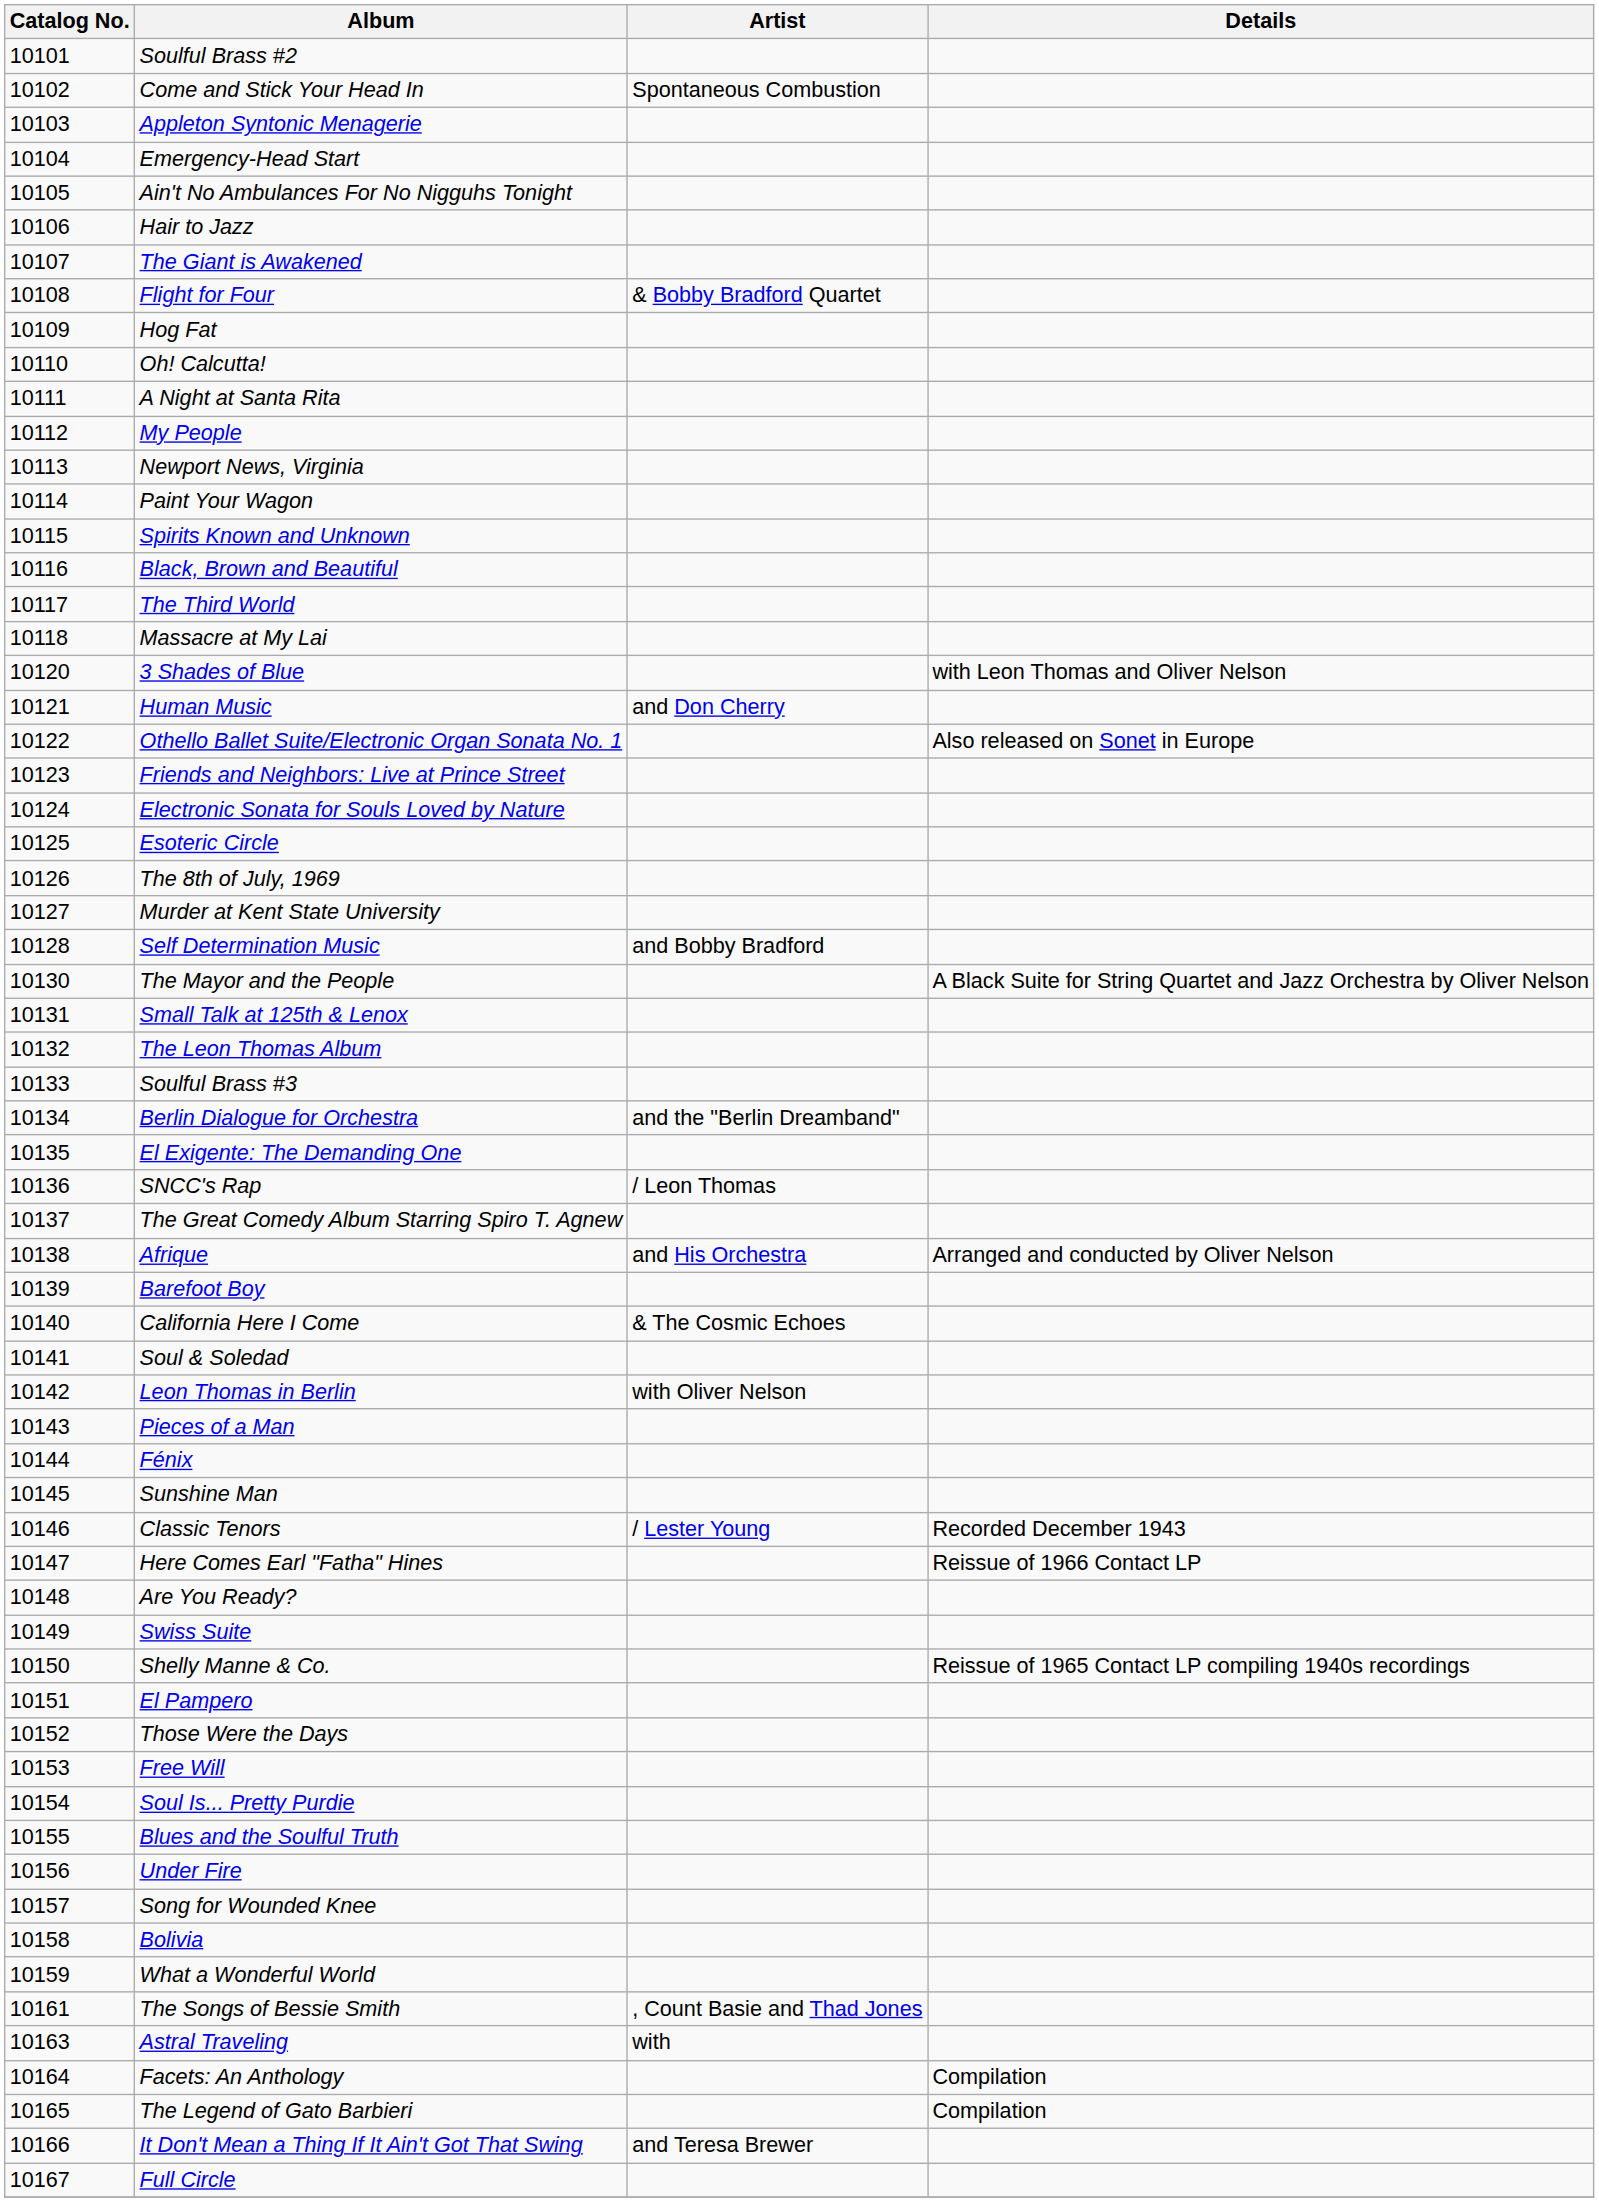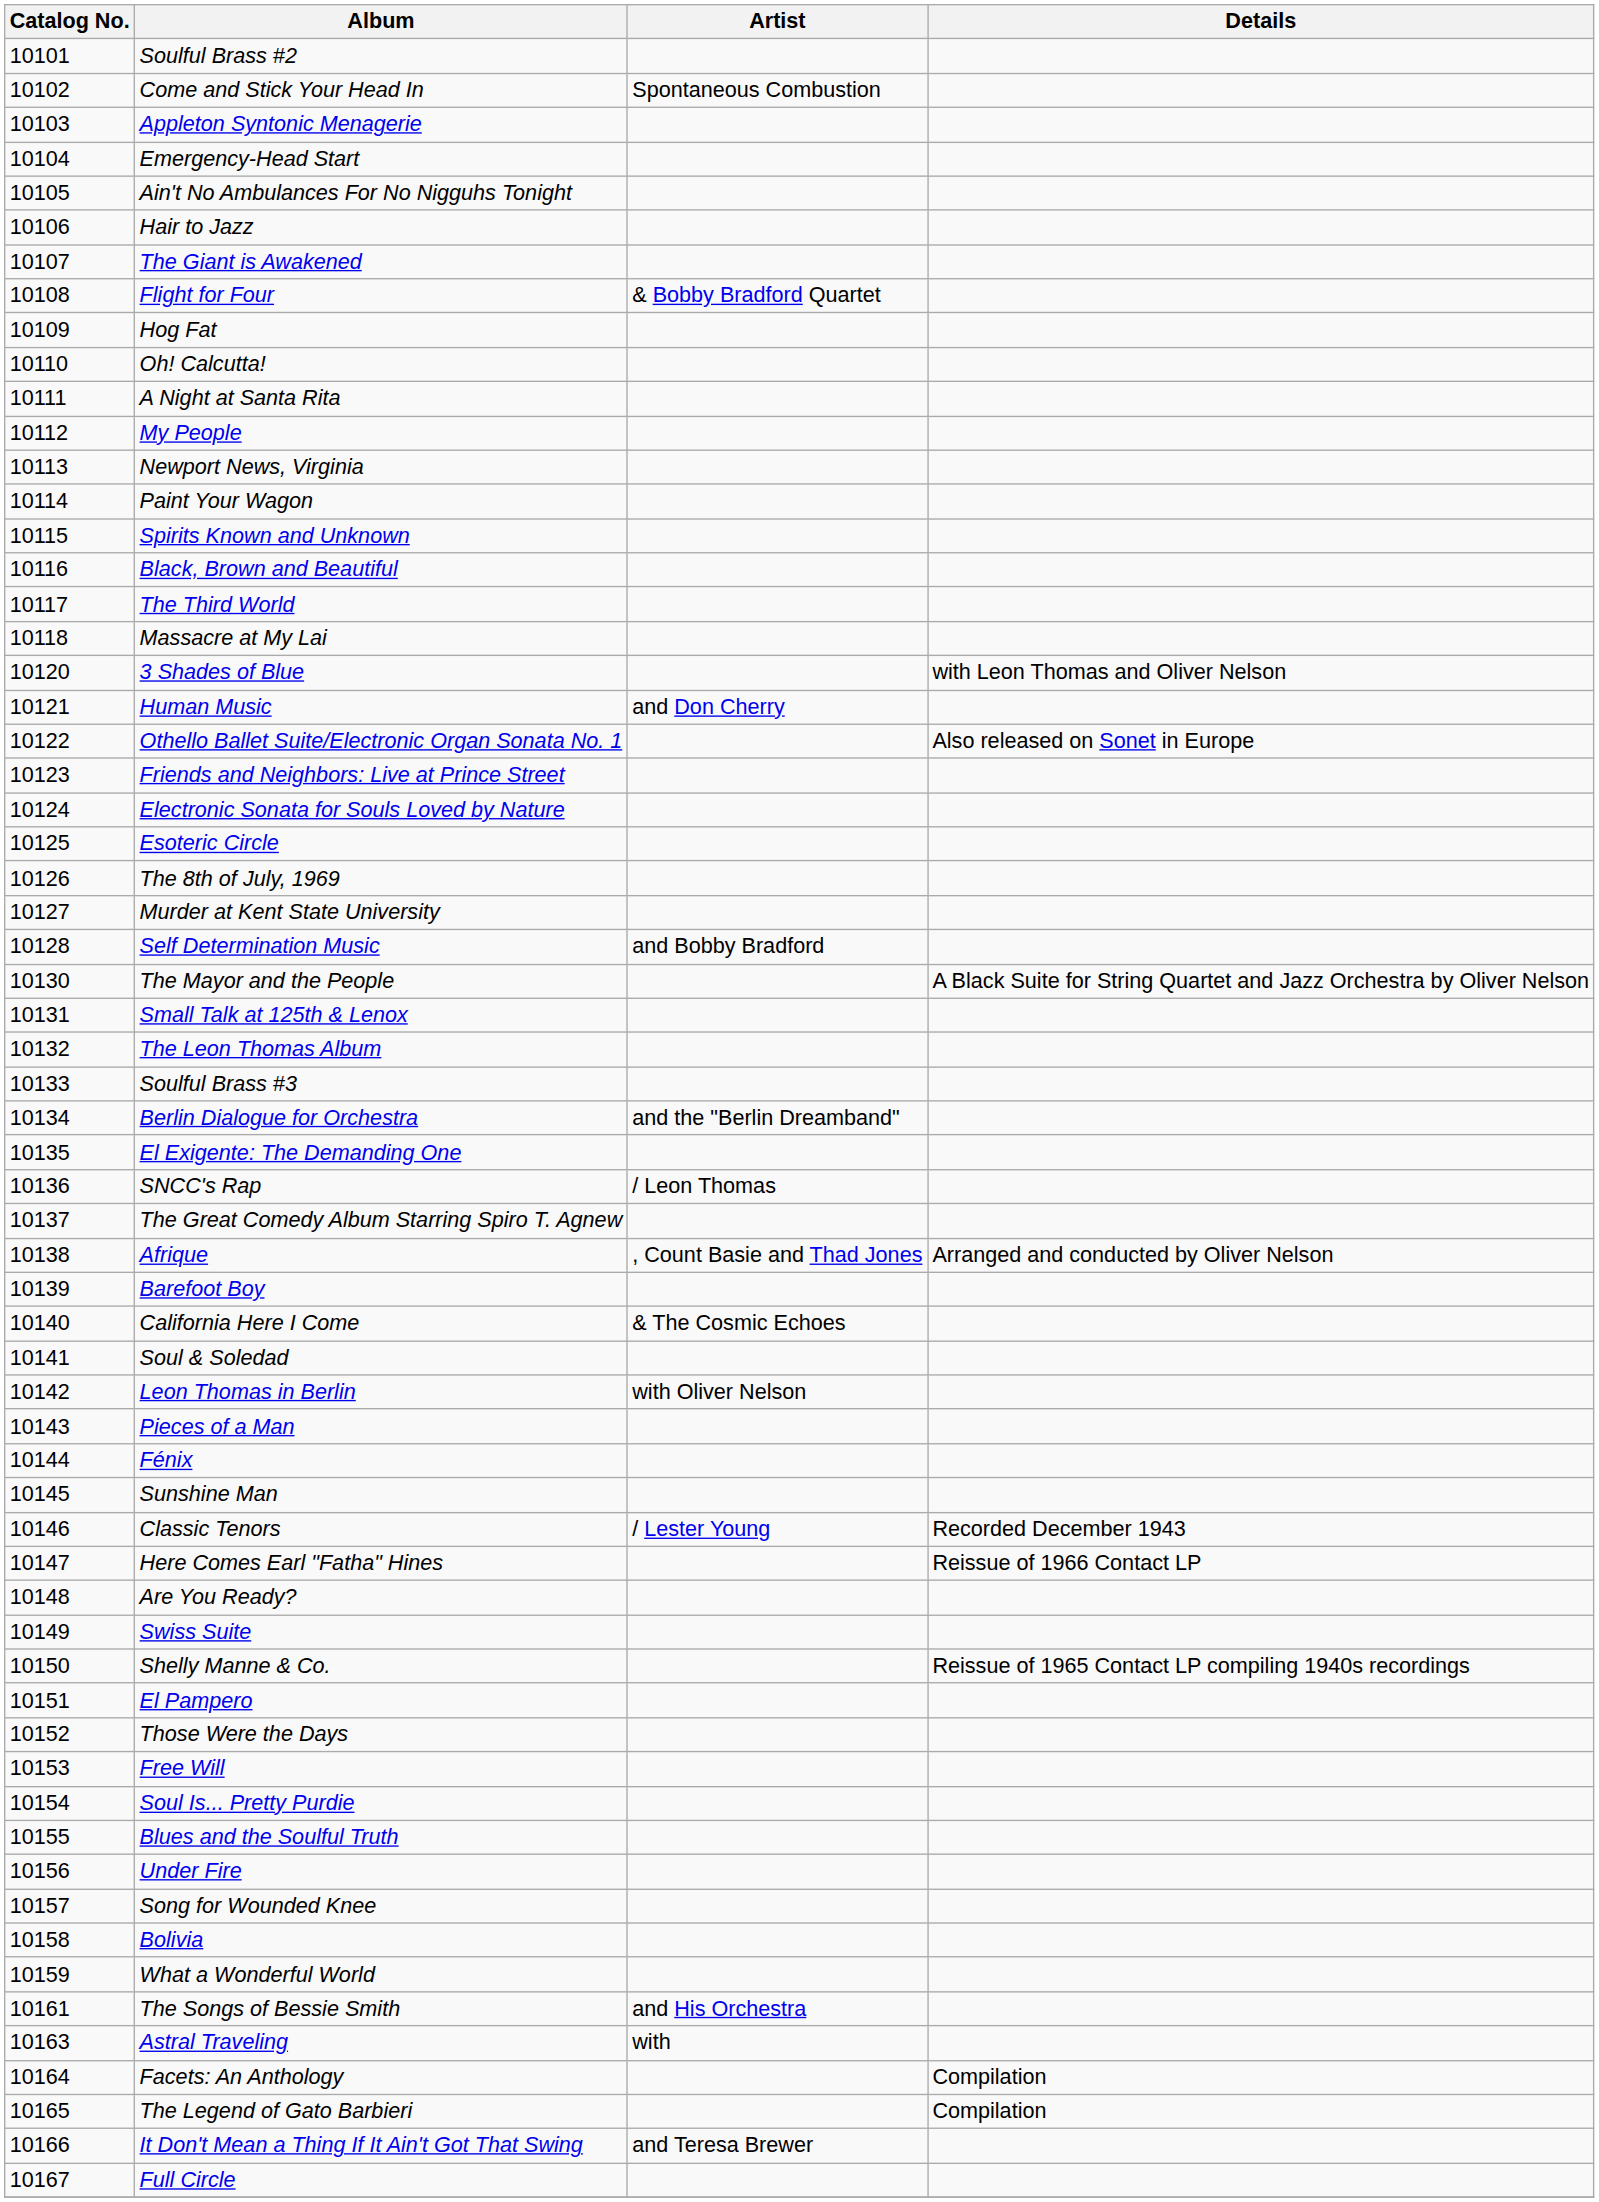(719, 1254) and His Orchestra -> (777, 1254) , Count Basie and Thad Jones
(777, 2008) , Count Basie and Thad Jones -> (719, 2008) and His Orchestra
